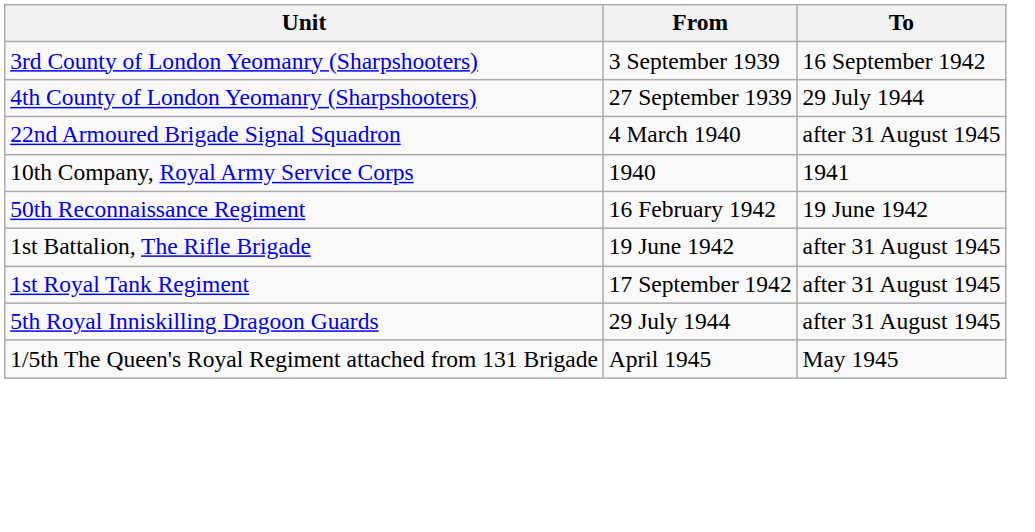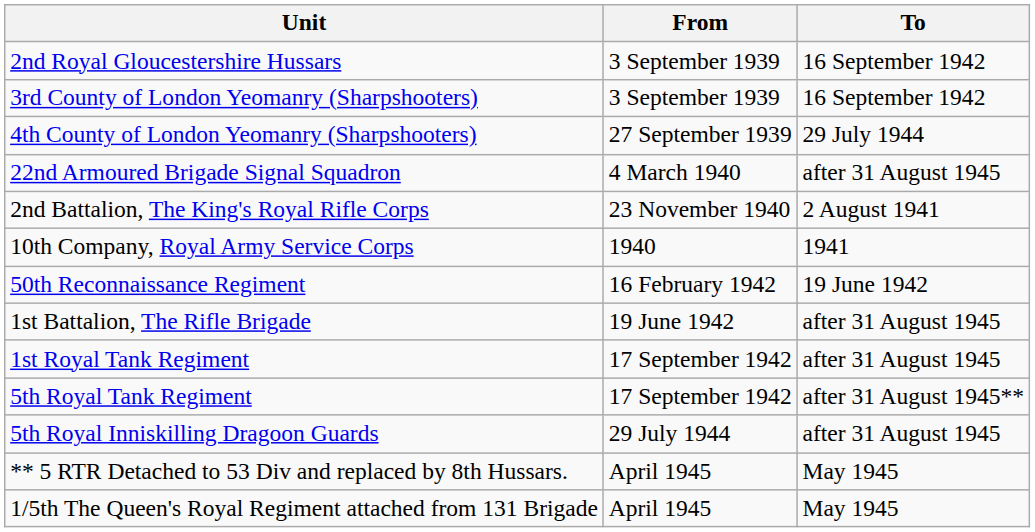+ row: (176, 60)
+ row: (219, 209)
+ row: (131, 396)
+ row: (289, 470)
